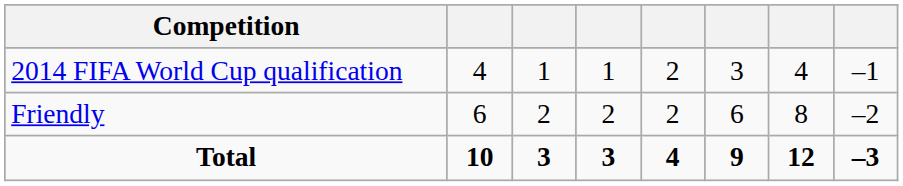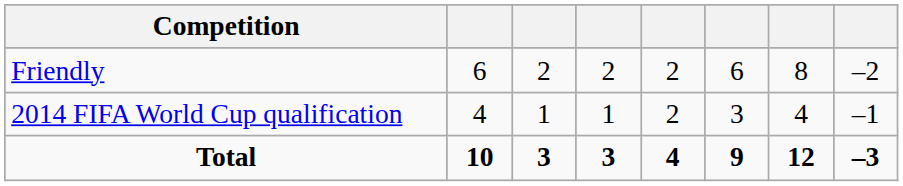rows swapped: (58, 113) <-> (207, 69)
